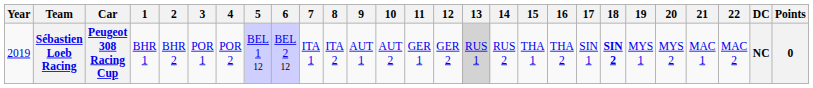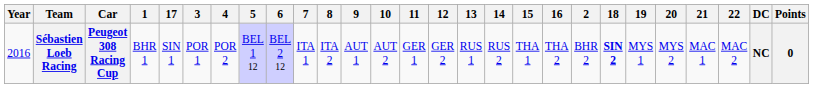columns swapped: (174, 13) <-> (589, 13)
(19, 53) 2019 -> (19, 53) 2016
(476, 53) lightgrey background -> (471, 53) no background
